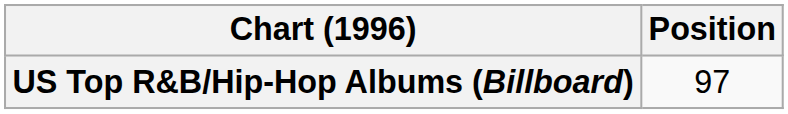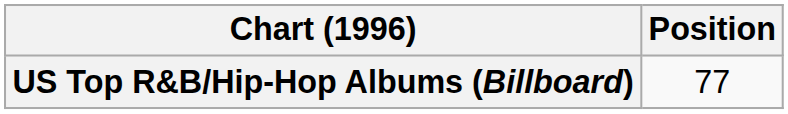(712, 81) 97 -> (712, 81) 77
